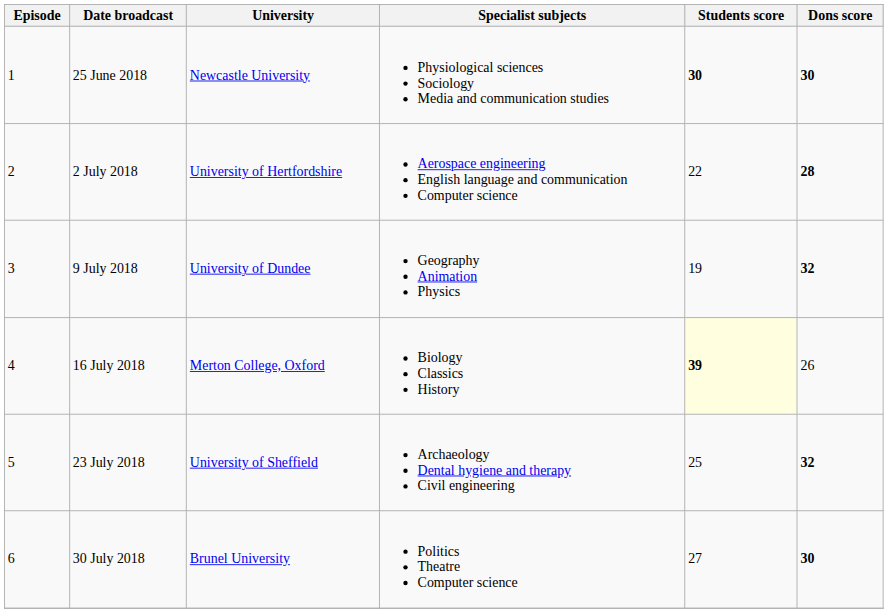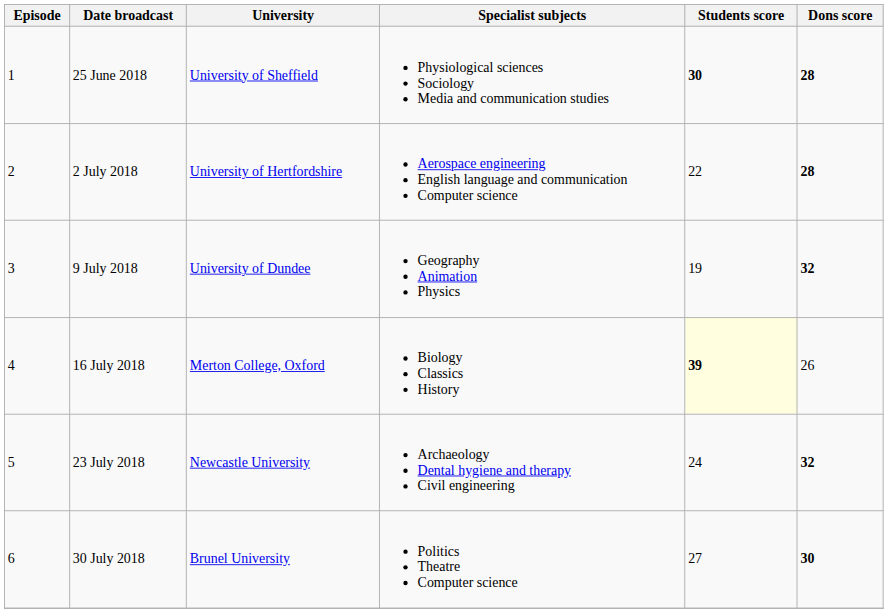(250, 75) Newcastle University -> (254, 75) University of Sheffield
(807, 75) 30 -> (807, 75) 28
(254, 462) University of Sheffield -> (250, 462) Newcastle University
(695, 462) 25 -> (695, 462) 24
